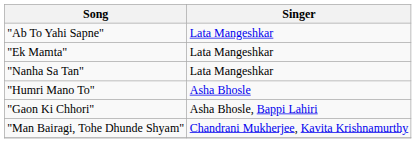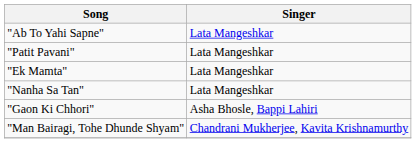+ row: (41, 52)
- row: (51, 90)
